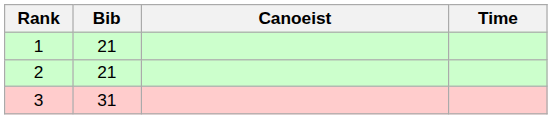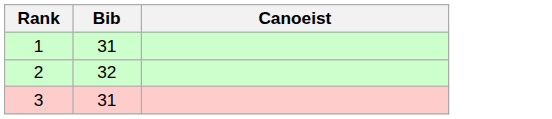- column: (498, 19)
(107, 46) 21 -> (107, 46) 31
(107, 73) 21 -> (107, 73) 32
